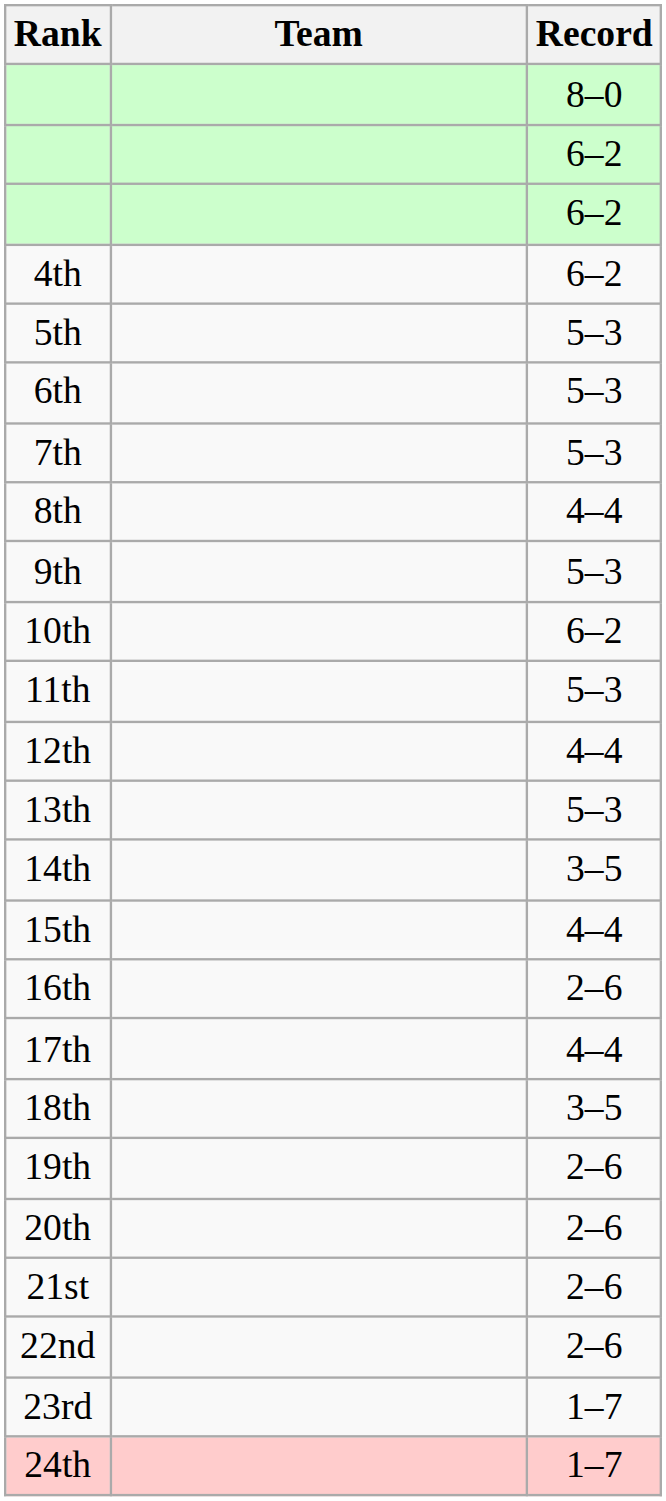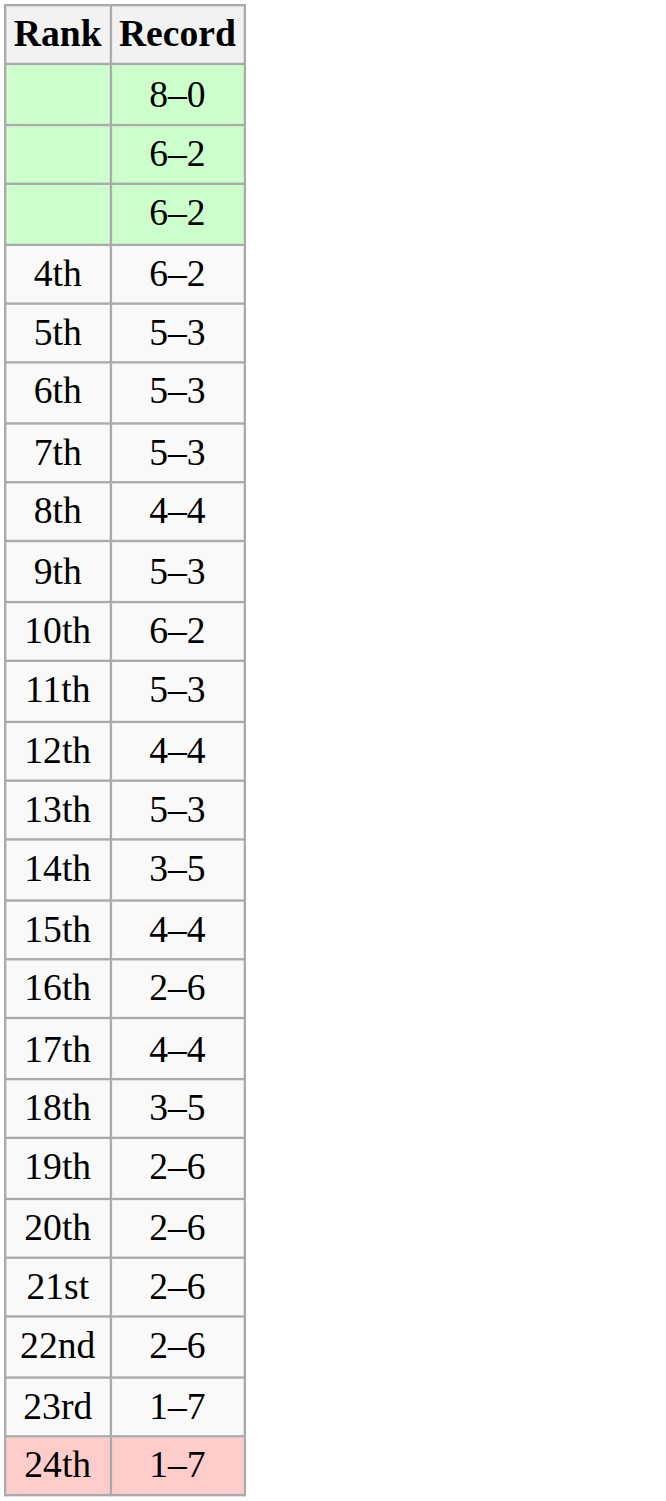- column: (319, 34)
